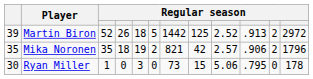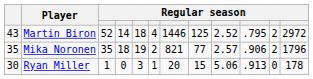(13, 34) 39 -> (13, 34) 43
(124, 34) 26 -> (124, 34) 14
(154, 34) 5 -> (154, 34) 4
(174, 34) 1442 -> (174, 34) 1446
(255, 34) .913 -> (255, 34) .795
(200, 50) 42 -> (200, 50) 77
(154, 66) 0 -> (154, 66) 1
(174, 66) 73 -> (174, 66) 20
(255, 66) .795 -> (255, 66) .913
